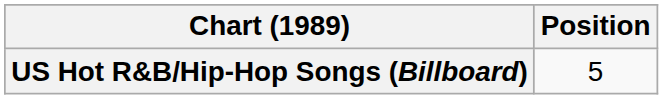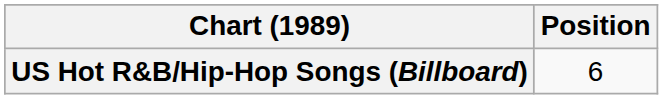(596, 70) 5 -> (596, 70) 6
